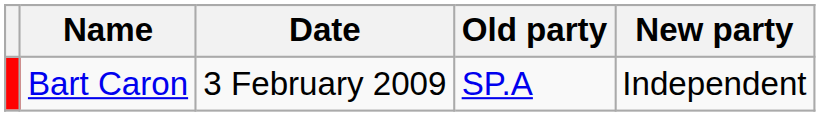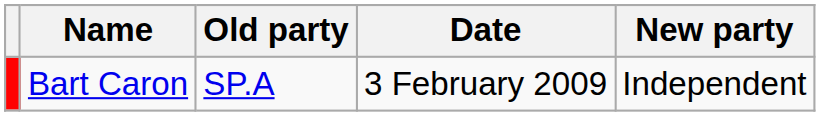columns swapped: (325, 30) <-> (534, 30)
